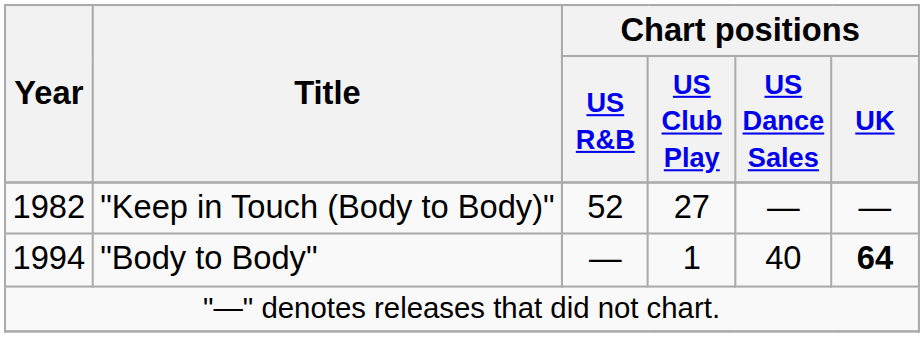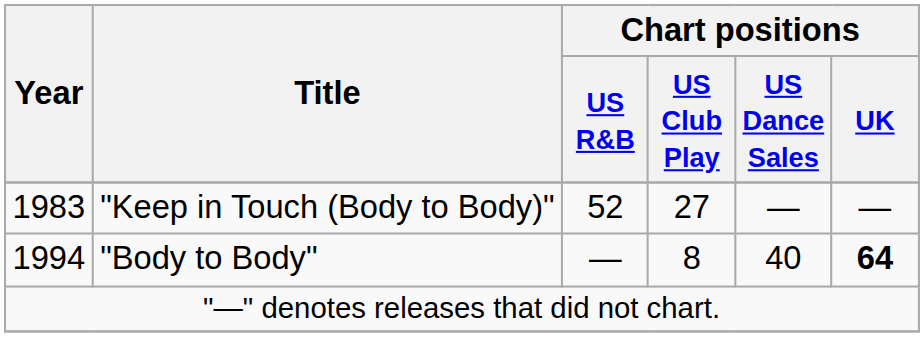(49, 207) 1982 -> (49, 207) 1983
(692, 259) 1 -> (692, 259) 8
